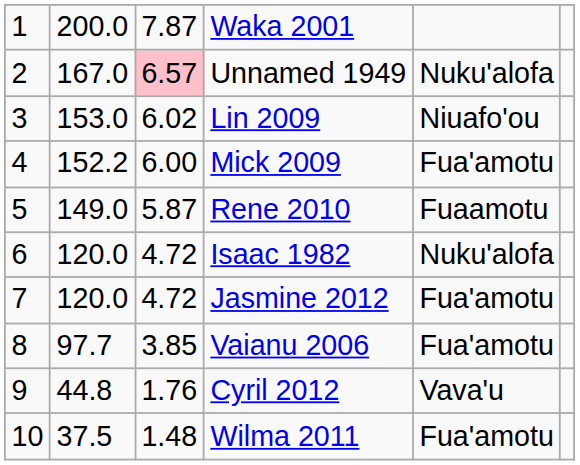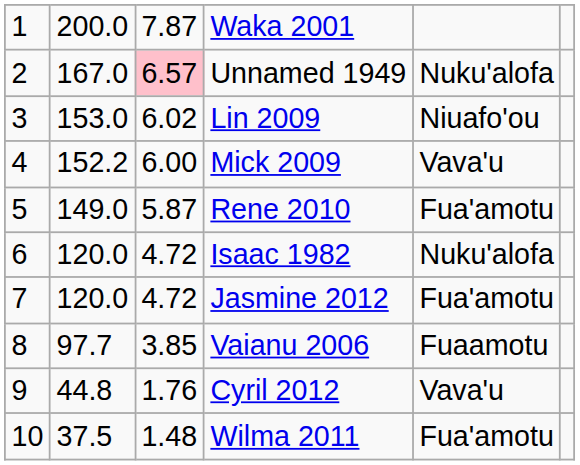(487, 163) Fua'amotu -> (462, 163) Vava'u
(484, 208) Fuaamotu -> (487, 208) Fua'amotu
(487, 345) Fua'amotu -> (484, 345) Fuaamotu
